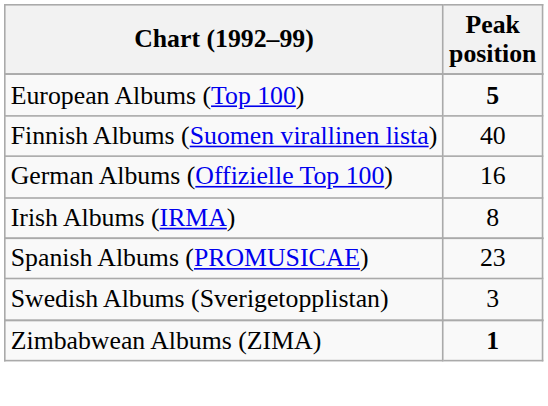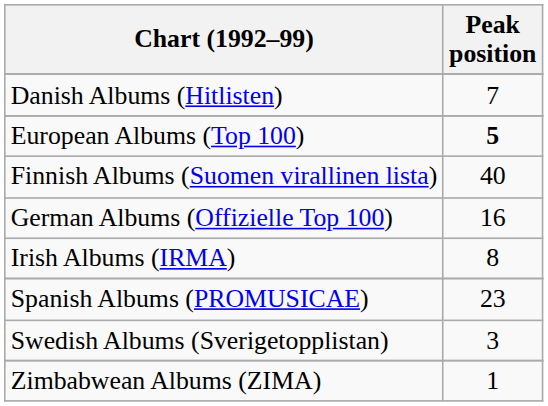+ row: (147, 94)
(493, 339) bold -> (493, 380) normal
